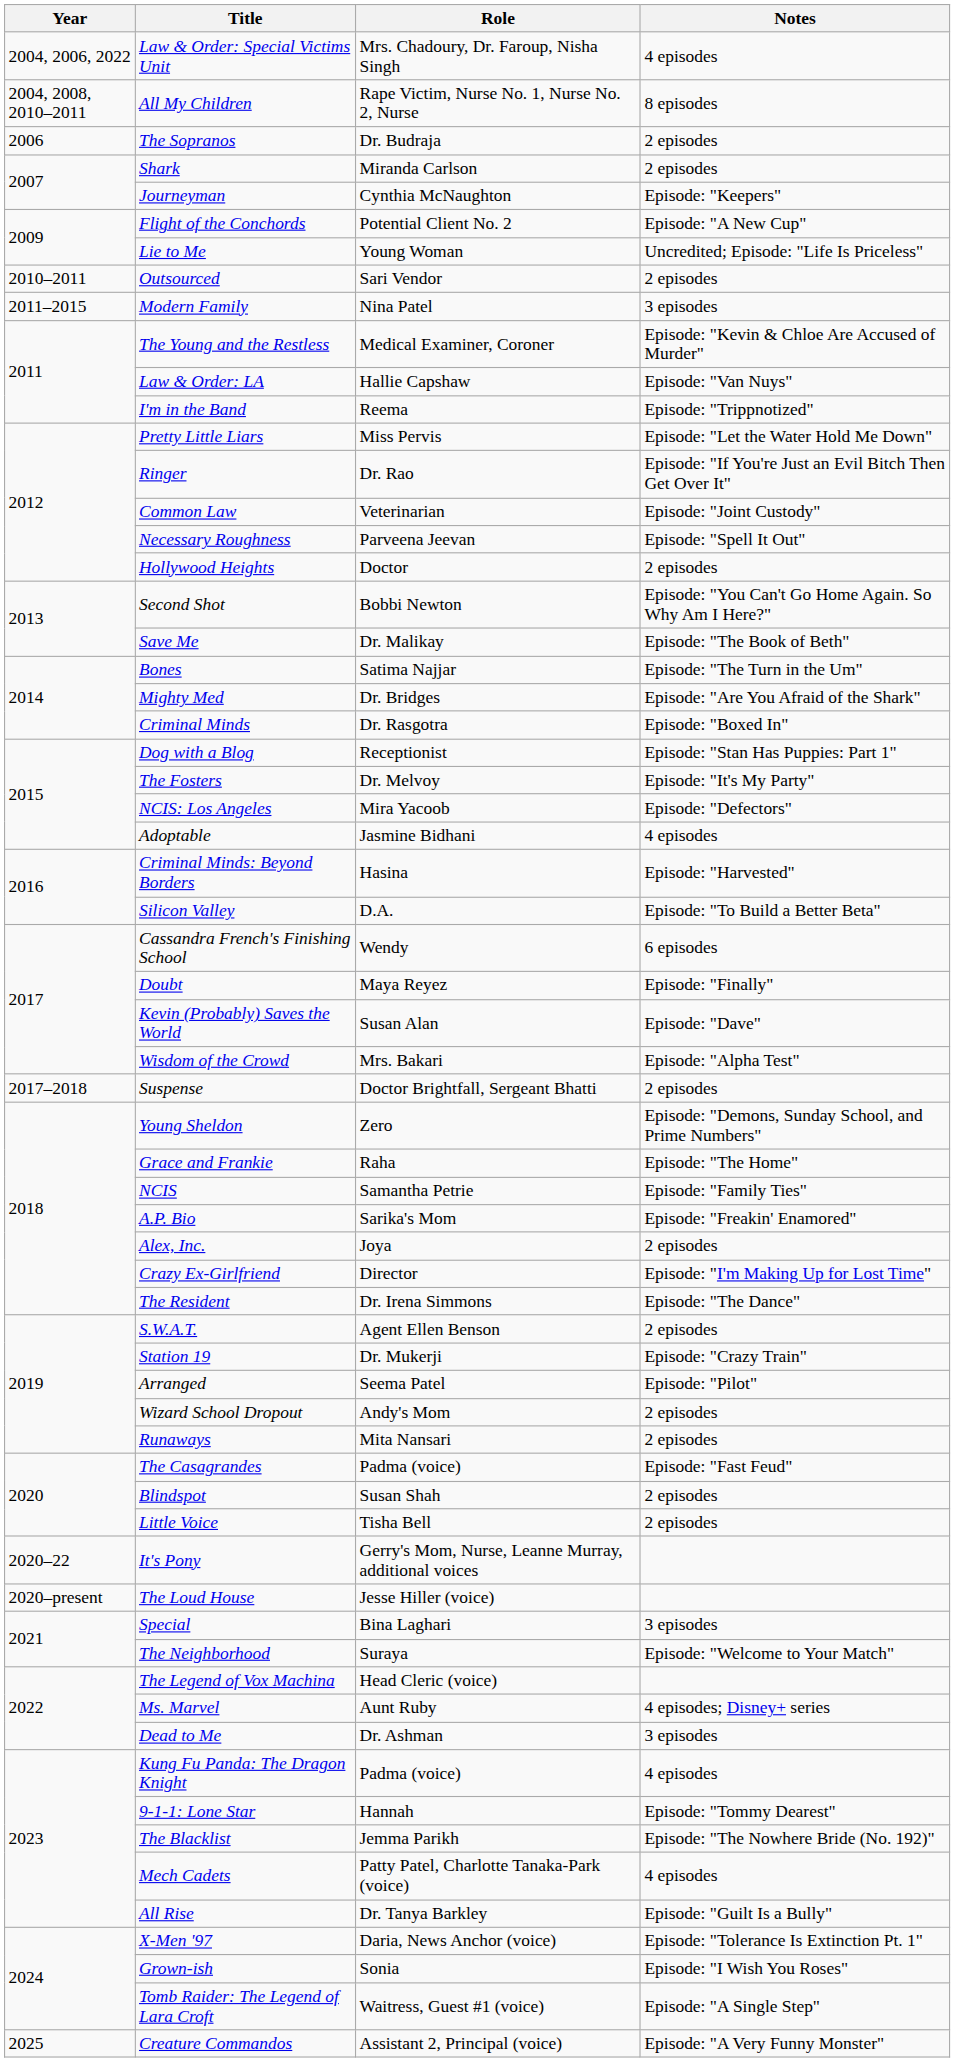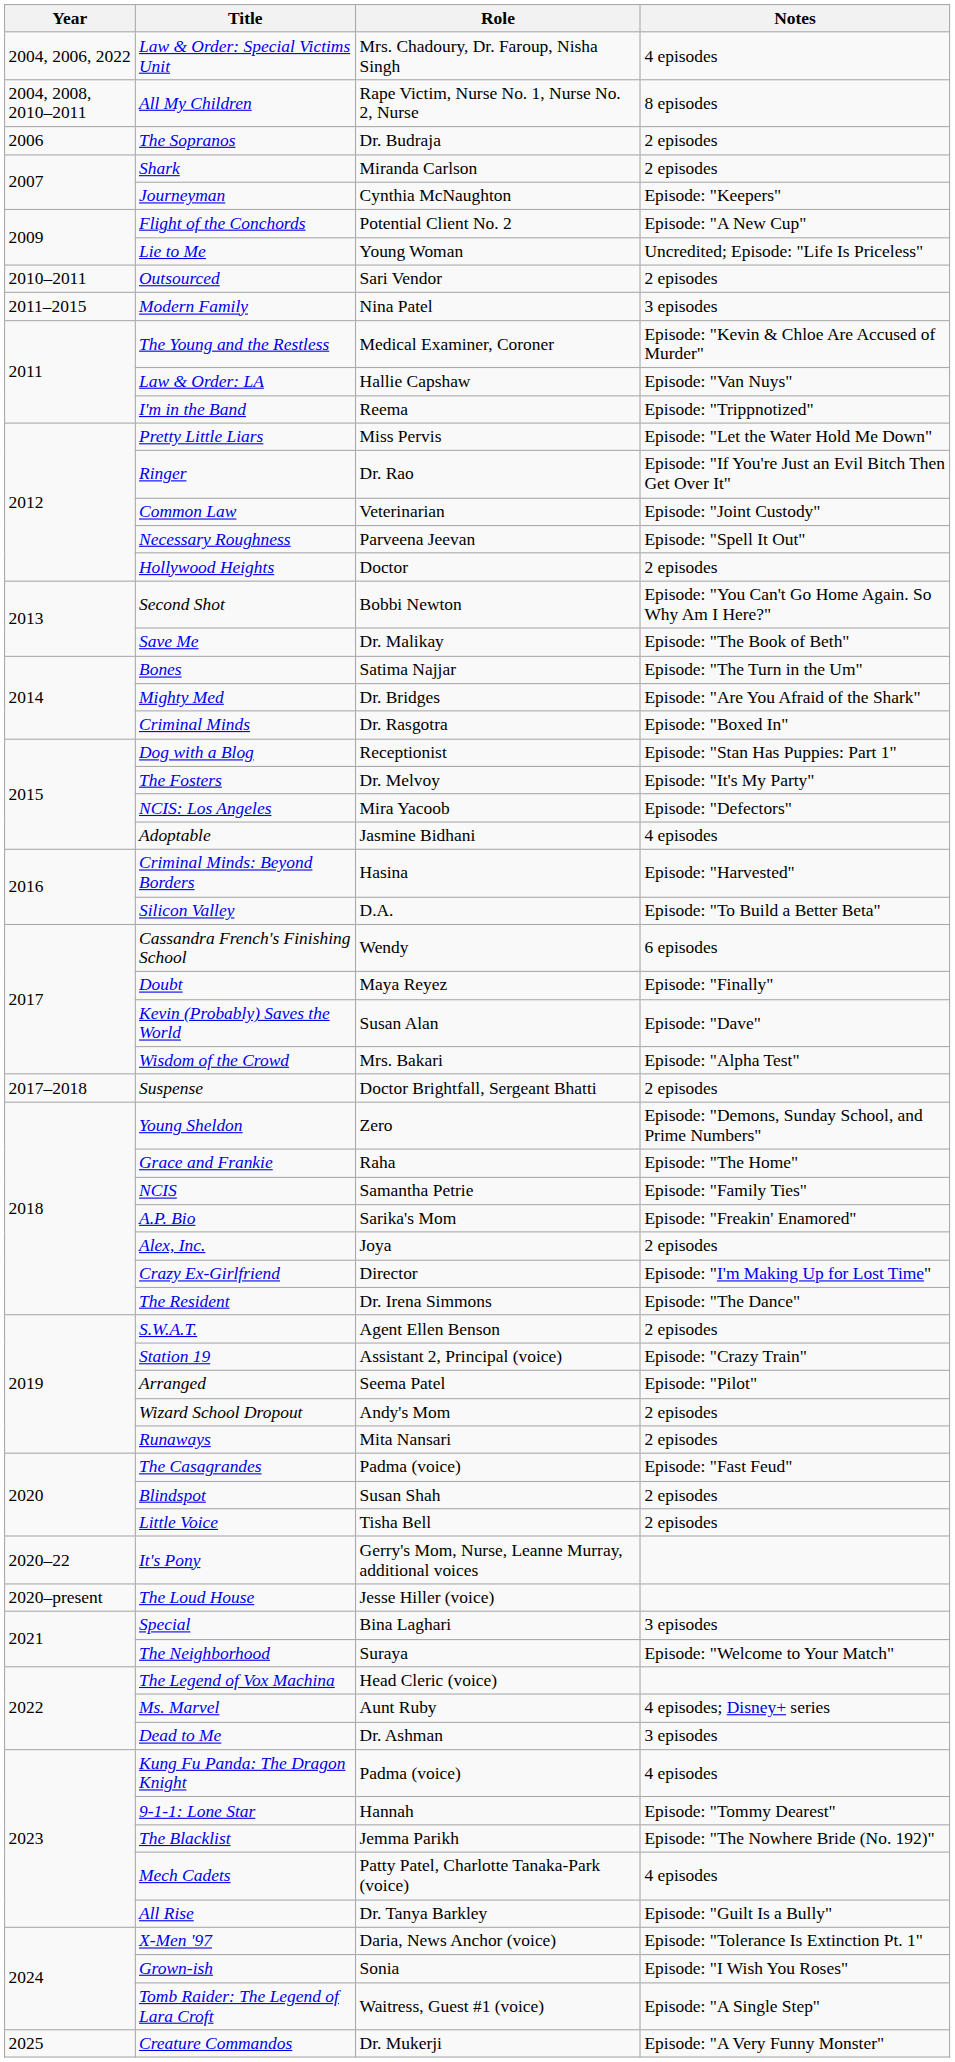(401, 1356) Dr. Mukerji -> (461, 1356) Assistant 2, Principal (voice)
(461, 2043) Assistant 2, Principal (voice) -> (401, 2043) Dr. Mukerji
